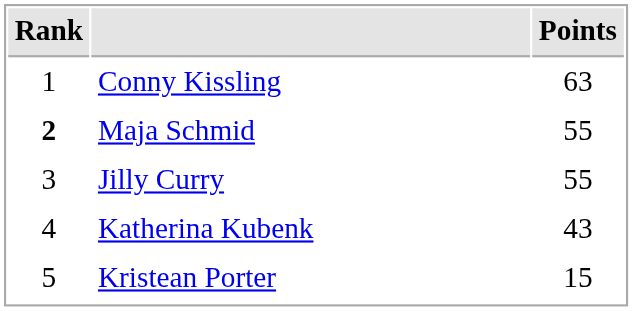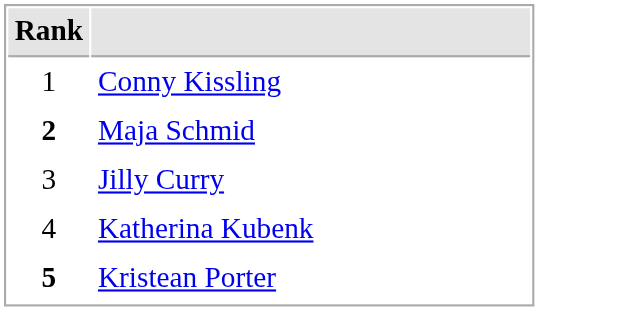- column: (578, 31)
(49, 278) normal -> (49, 278) bold
